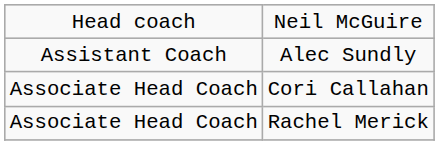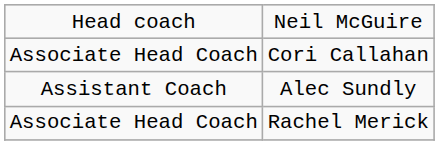rows swapped: (348, 89) <-> (348, 55)
